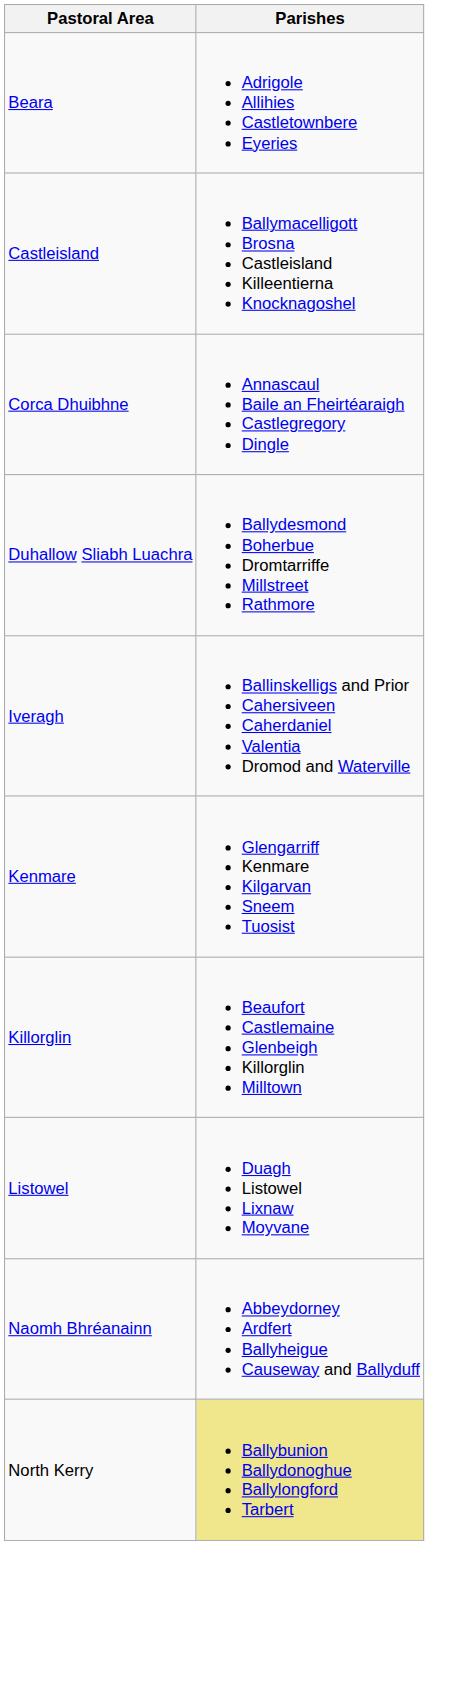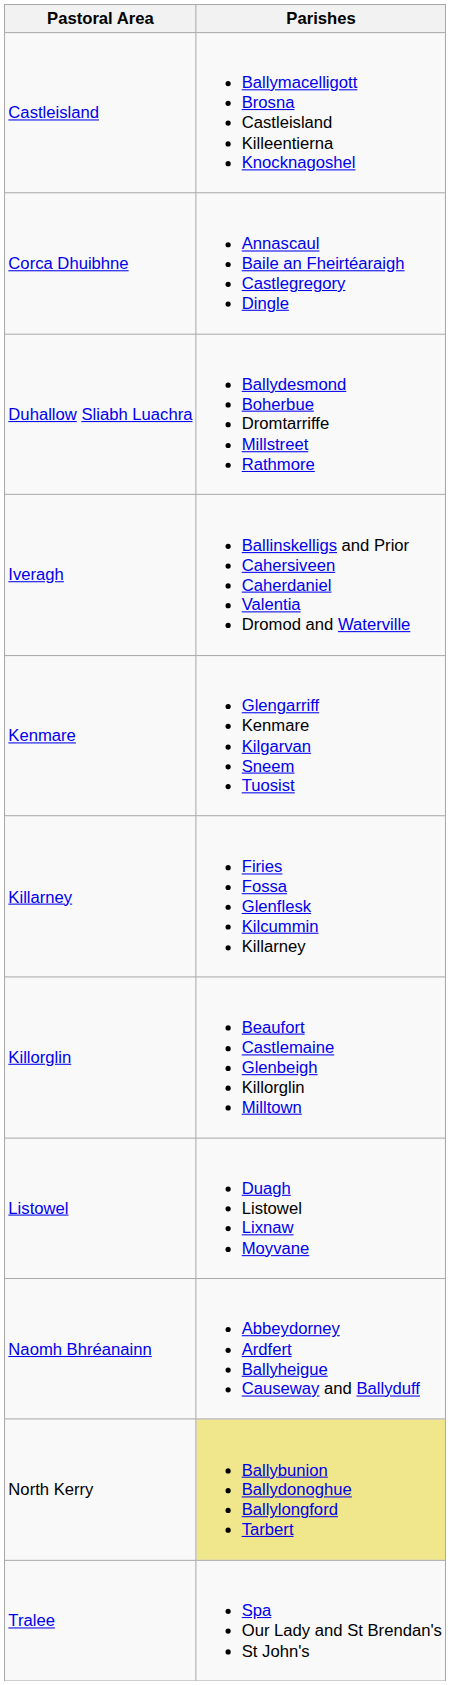- row: (31, 102)
+ row: (40, 896)
+ row: (32, 1620)
